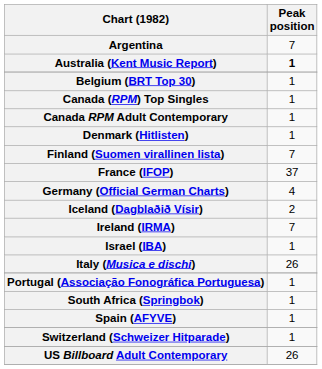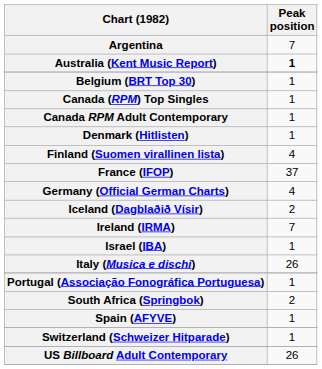(292, 154) 7 -> (292, 154) 4
(292, 300) 1 -> (292, 300) 2
